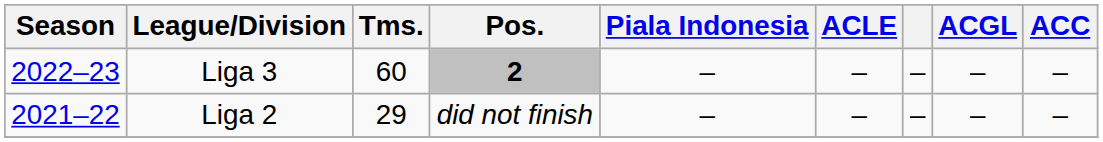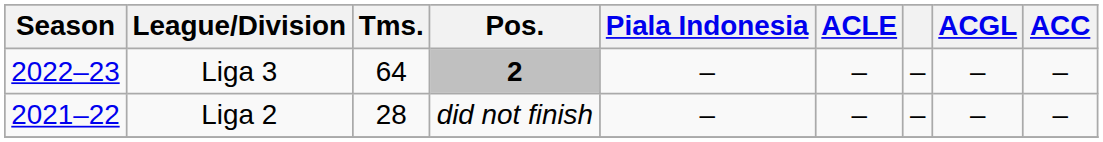(391, 70) 60 -> (391, 70) 64
(391, 114) 29 -> (391, 114) 28
